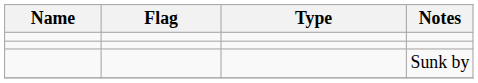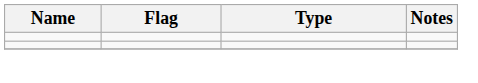- row: (53, 63)
